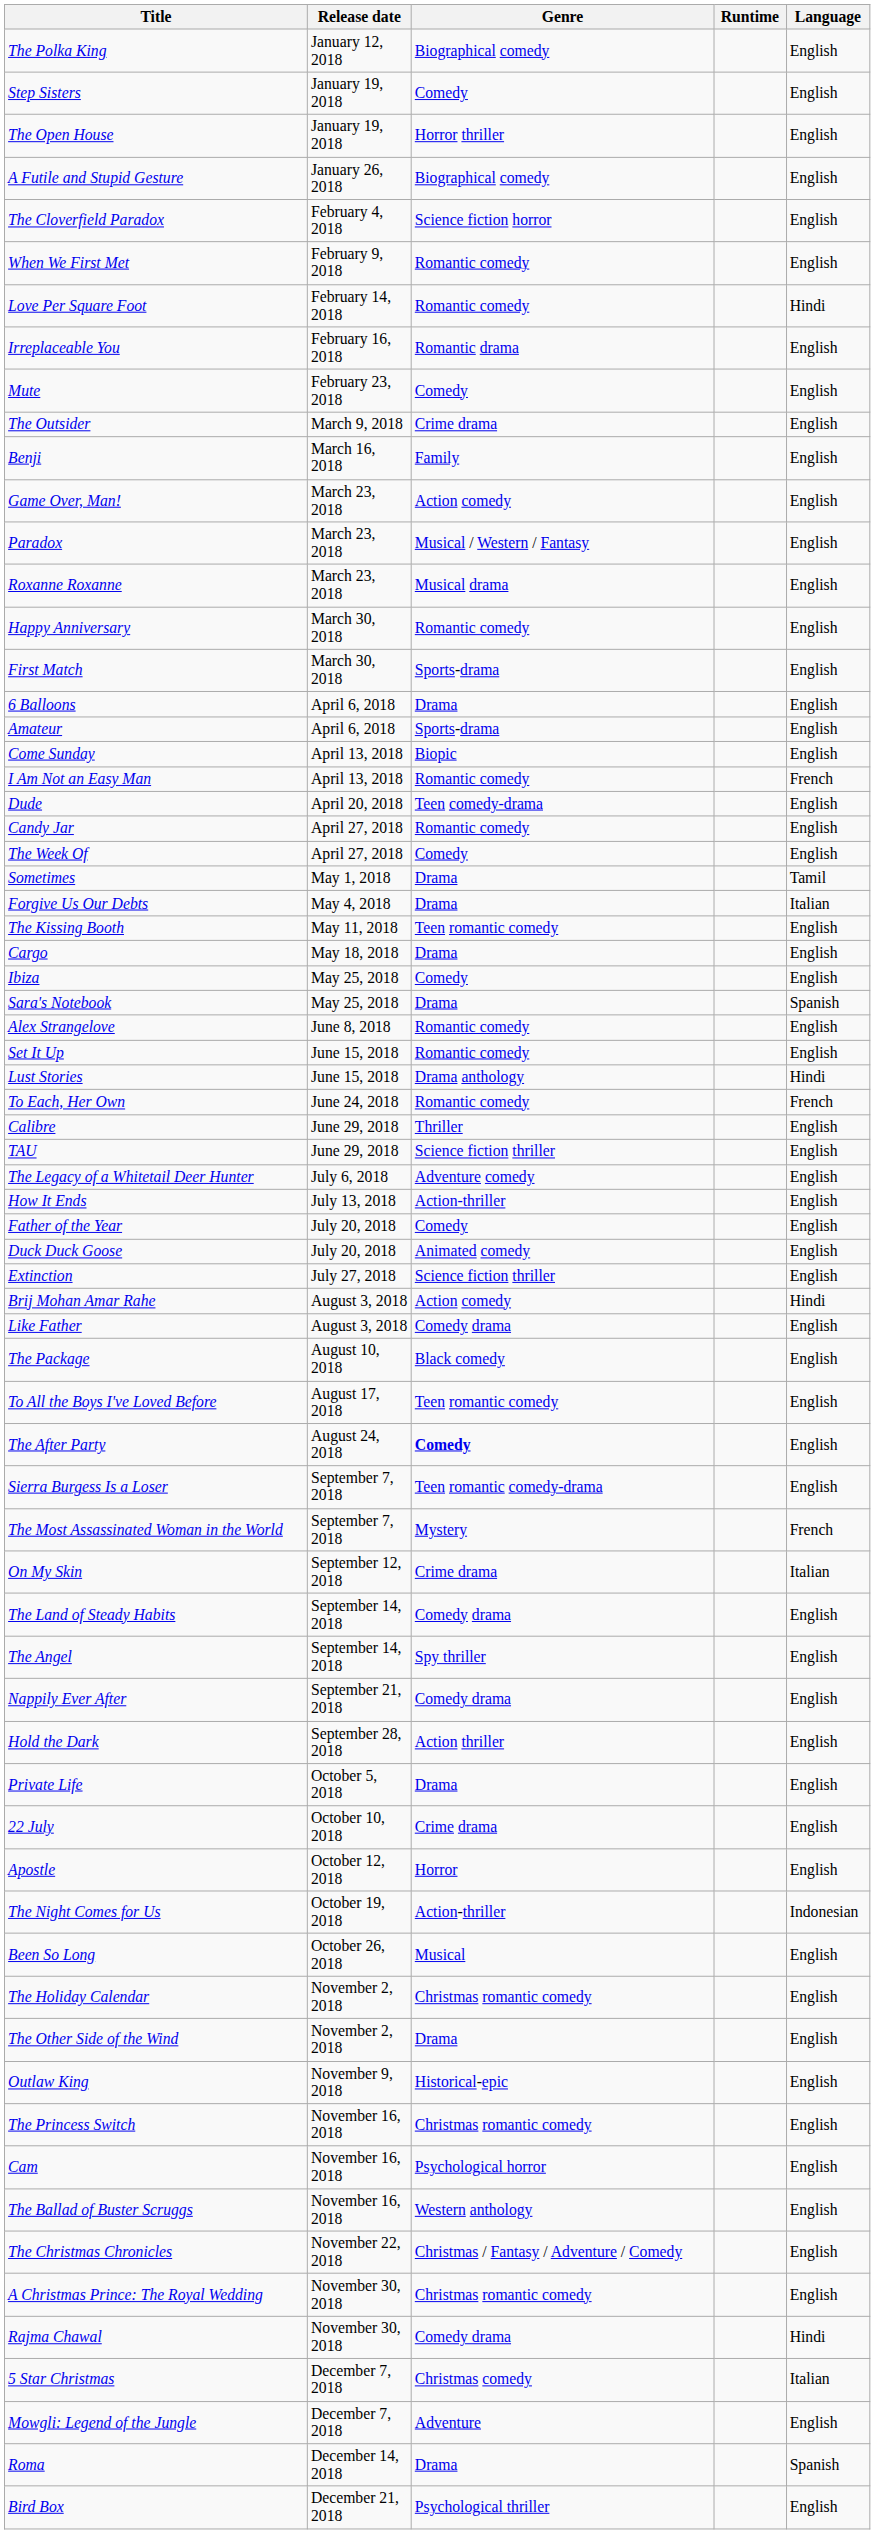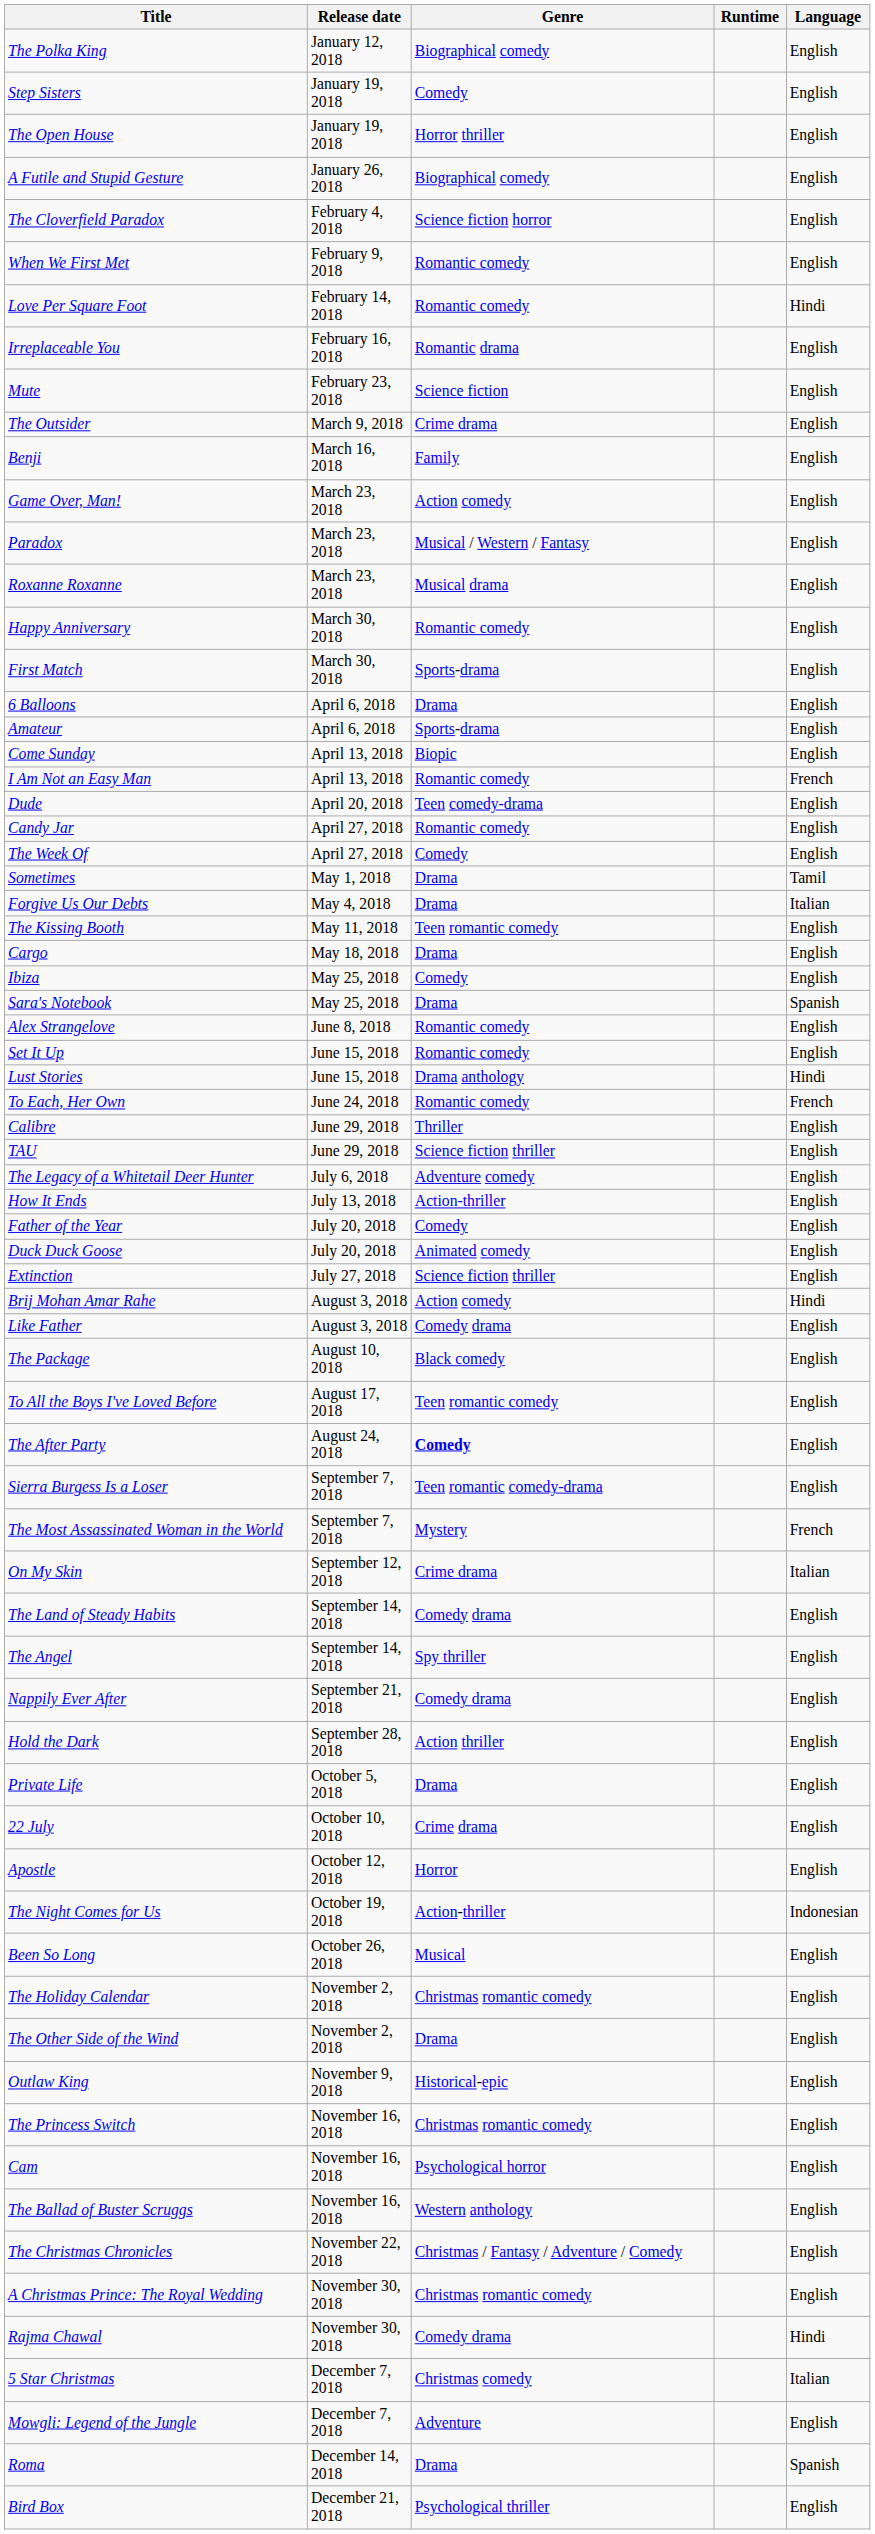(441, 390) Comedy -> (462, 390) Science fiction
